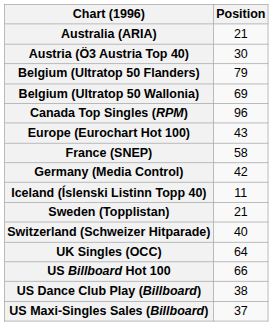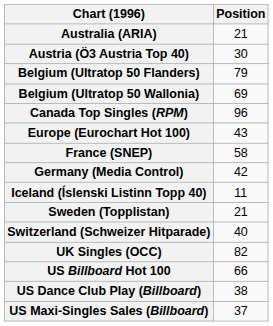(241, 251) 64 -> (241, 251) 82
